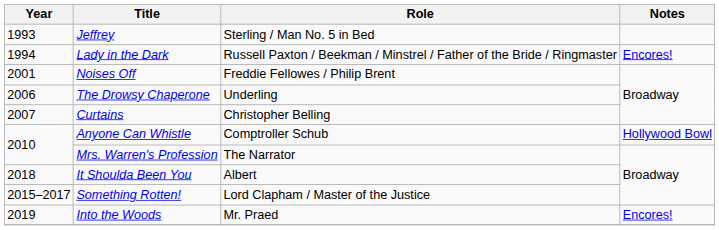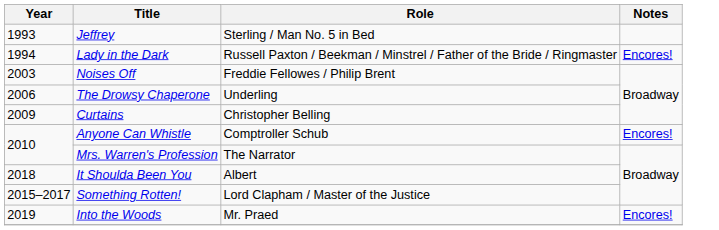(21, 74) 2001 -> (21, 74) 2003
(21, 114) 2007 -> (21, 114) 2009
(667, 134) Hollywood Bowl -> (648, 134) Encores!
